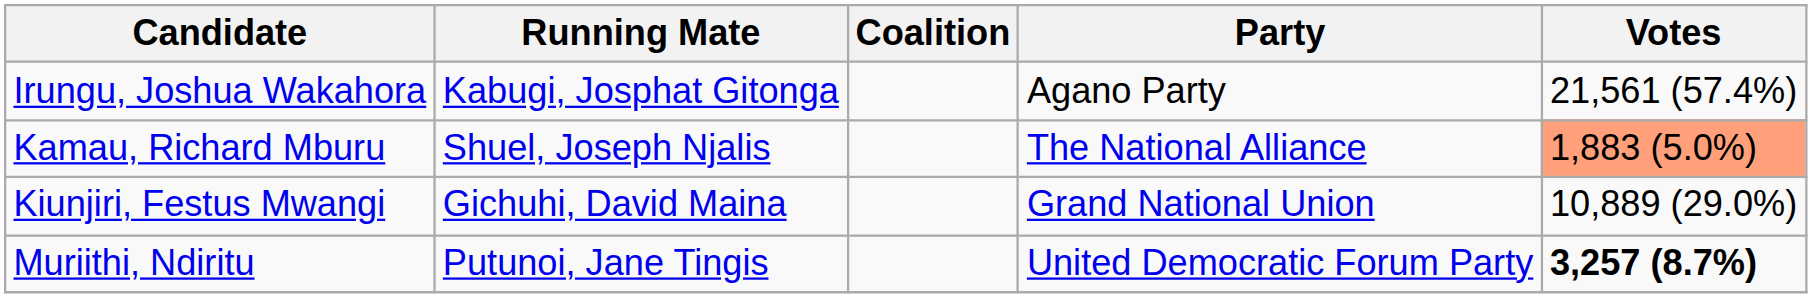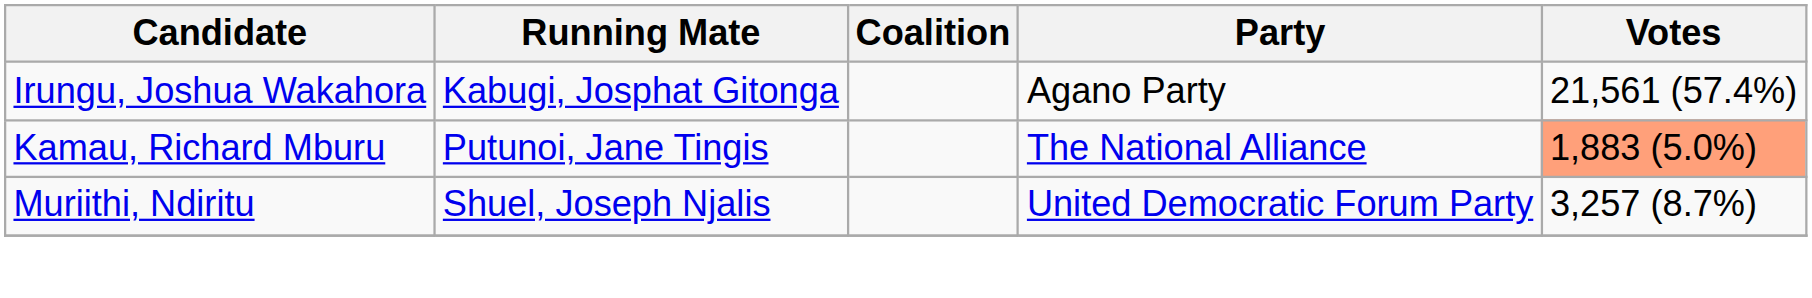(607, 147) Shuel, Joseph Njalis -> (606, 147) Putunoi, Jane Tingis
- row: (199, 205)
(606, 262) Putunoi, Jane Tingis -> (607, 205) Shuel, Joseph Njalis
(1653, 262) bold -> (1653, 205) normal
